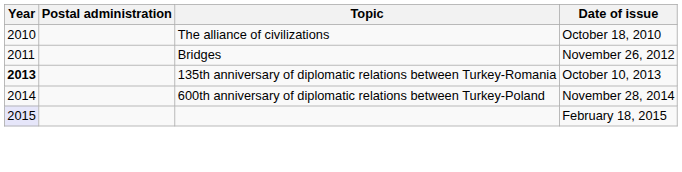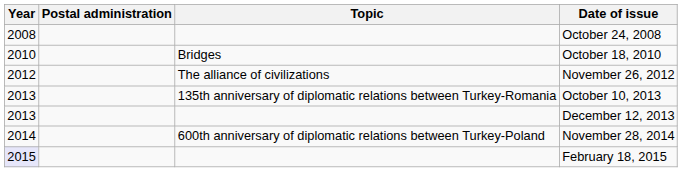+ row: (612, 34)
(254, 34) The alliance of civilizations -> (199, 55) Bridges
(21, 55) 2011 -> (22, 75) 2012
(199, 55) Bridges -> (254, 75) The alliance of civilizations
(22, 75) bold -> (22, 95) normal
+ row: (618, 116)
